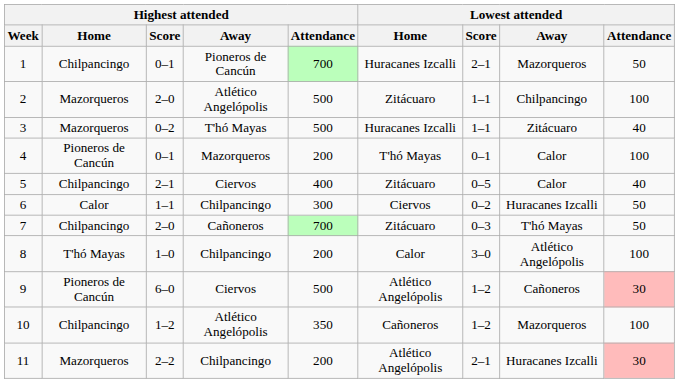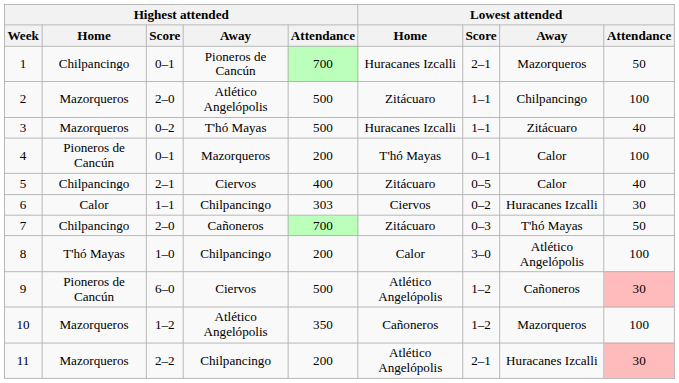(323, 204) 300 -> (323, 204) 303
(639, 204) 50 -> (639, 204) 30
(94, 324) Chilpancingo -> (94, 324) Mazorqueros
